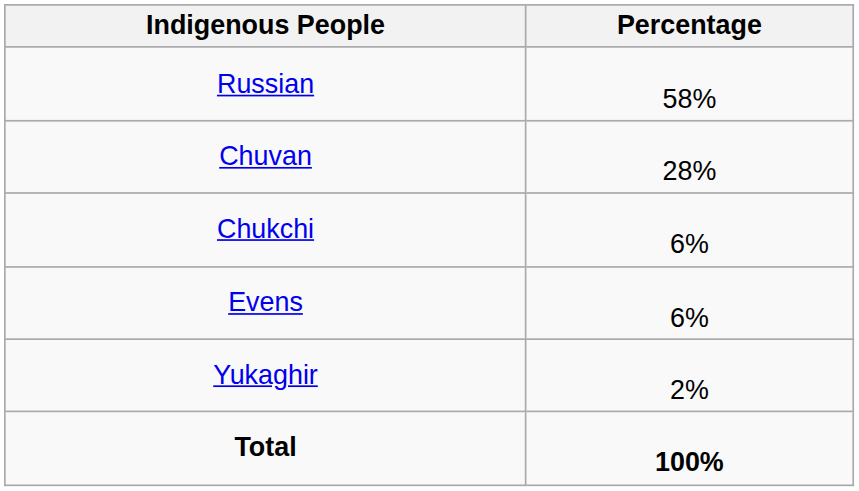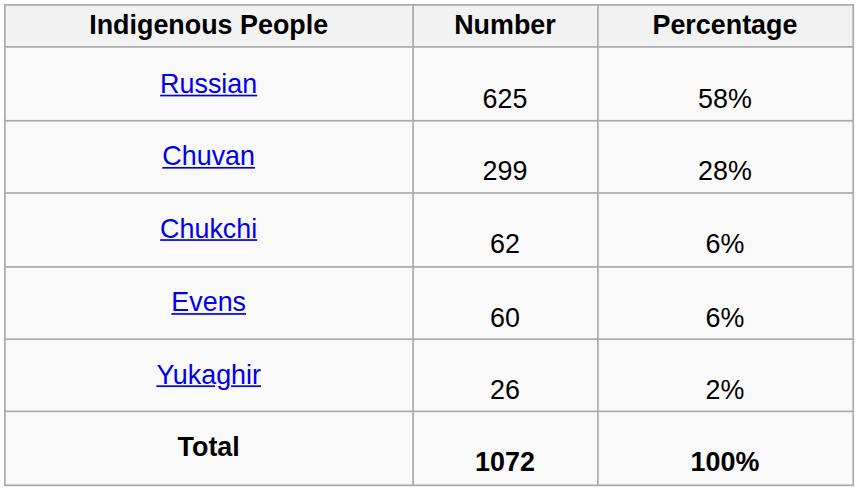+ column: (505, 25)
